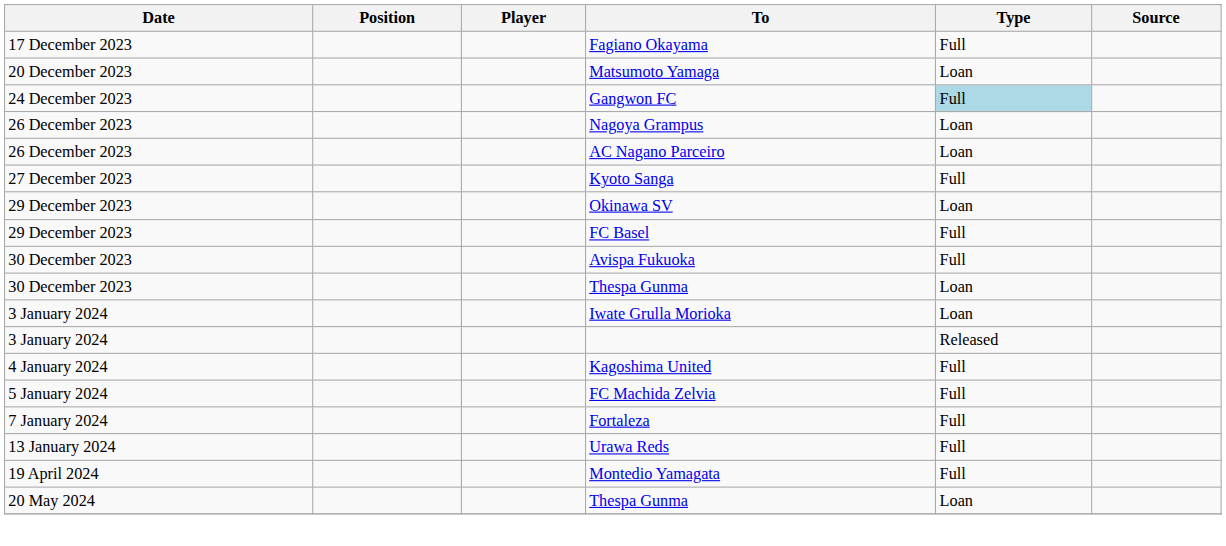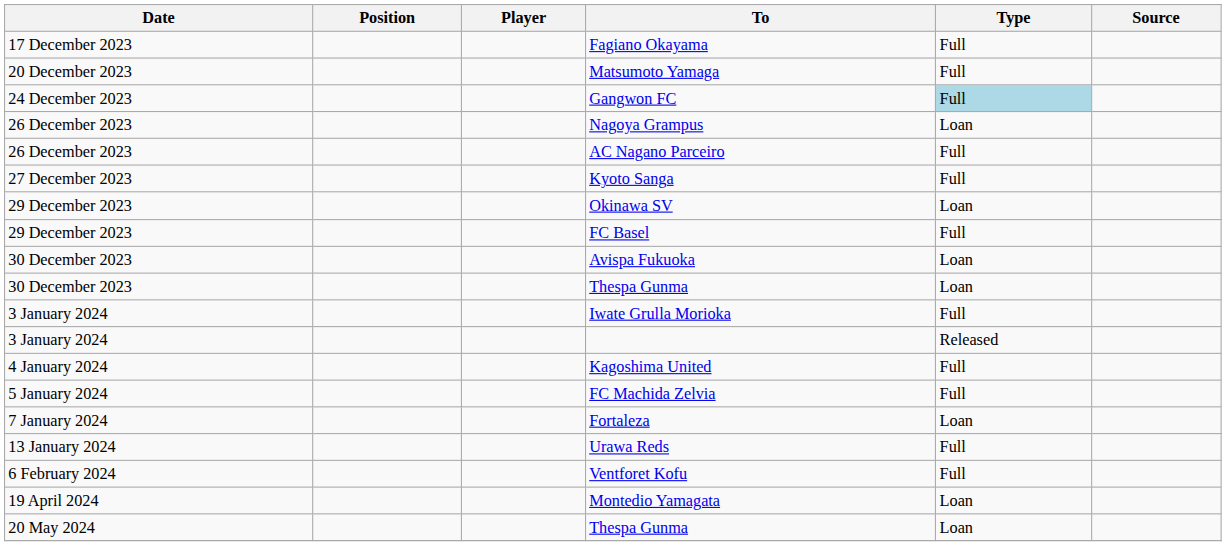(956, 71) Loan -> (953, 71) Full
(956, 152) Loan -> (953, 152) Full
(953, 259) Full -> (956, 259) Loan
(956, 313) Loan -> (953, 313) Full
(953, 420) Full -> (956, 420) Loan
+ row: (62, 473)
(953, 473) Full -> (956, 500) Loan
